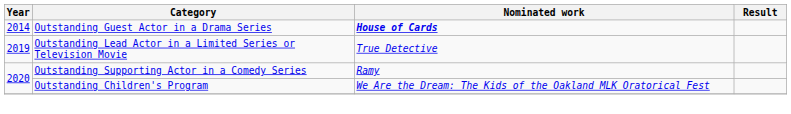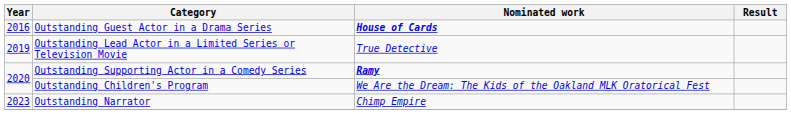(18, 28) 2014 -> (18, 28) 2016
(368, 70) normal -> (368, 70) bold
+ row: (92, 102)
